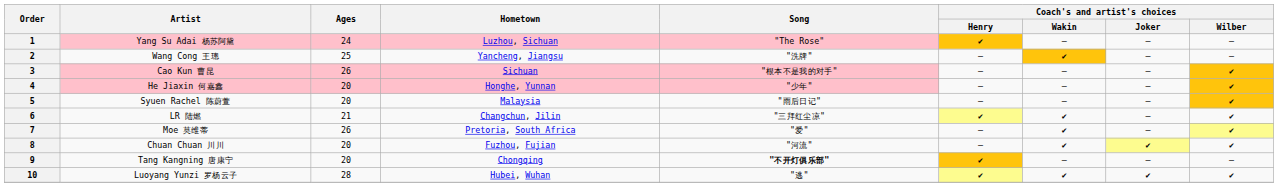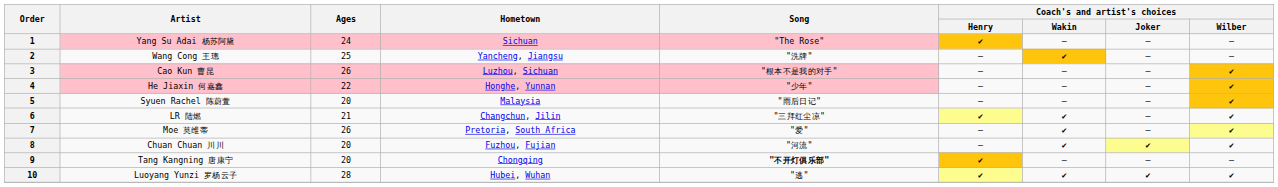(520, 41) Luzhou, Sichuan -> (520, 41) Sichuan
(520, 71) Sichuan -> (520, 71) Luzhou, Sichuan
(346, 86) 20 -> (346, 86) 22
